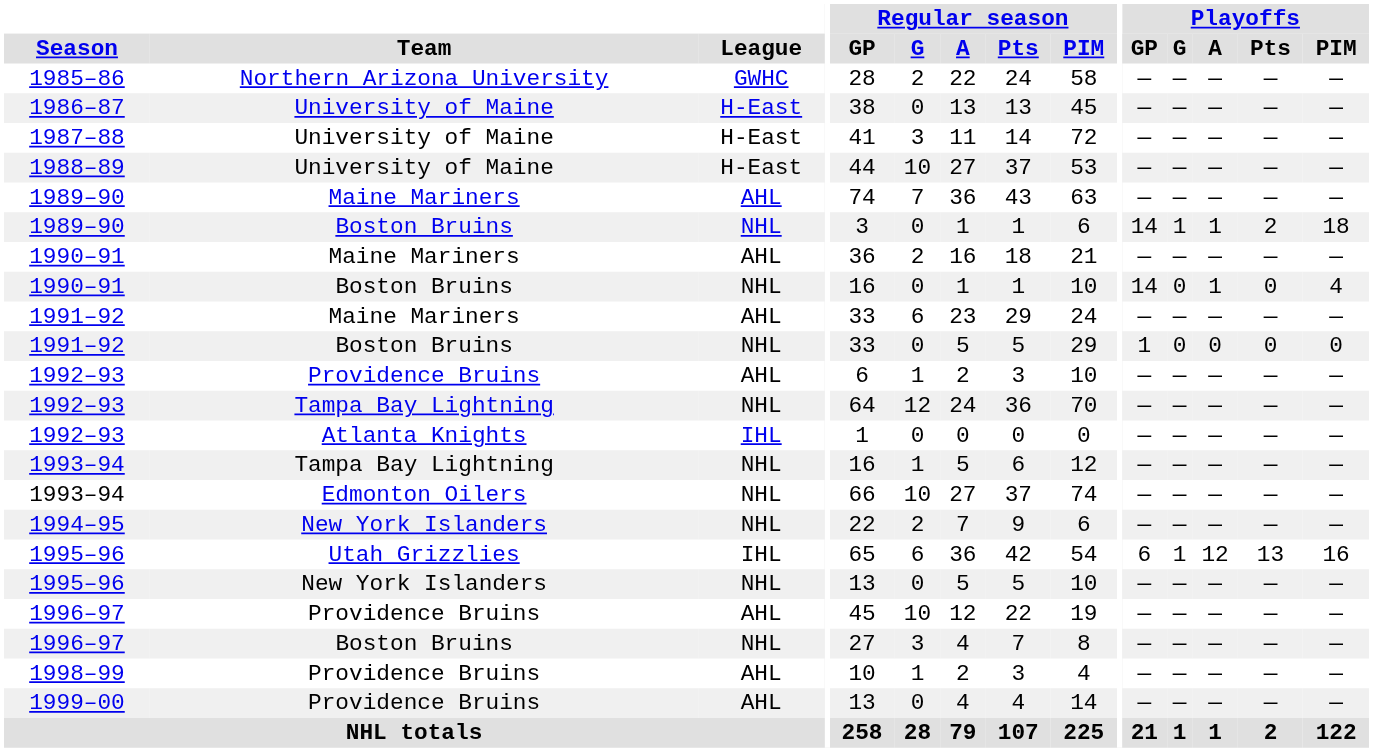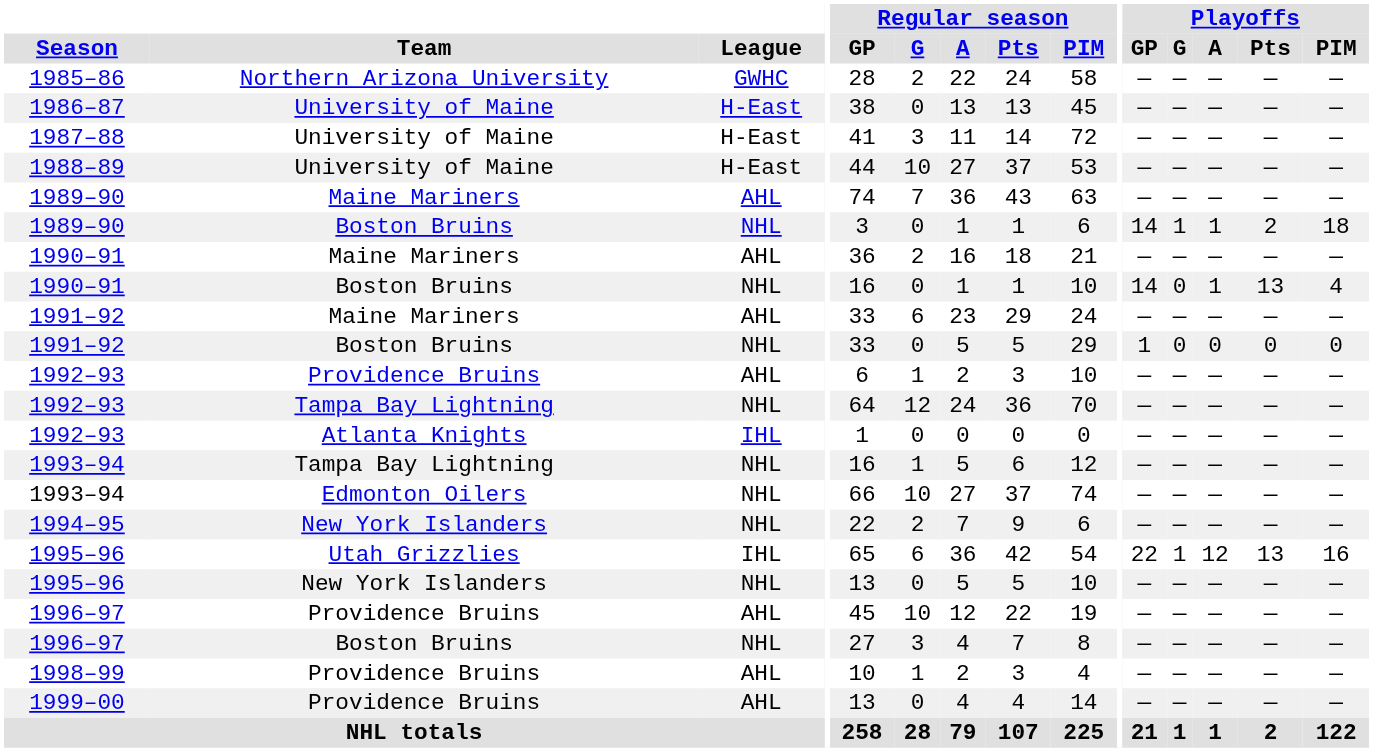(1270, 287) 0 -> (1270, 287) 13
(1144, 554) 6 -> (1144, 554) 22
